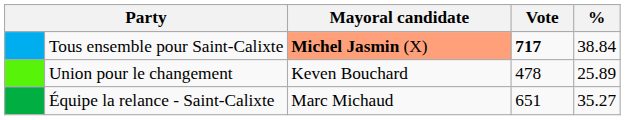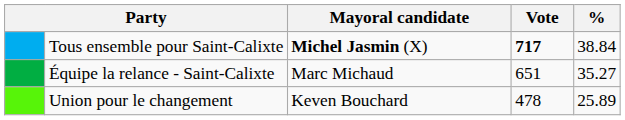(359, 45) lightsalmon background -> (359, 45) no background
rows swapped: (162, 100) <-> (141, 73)
